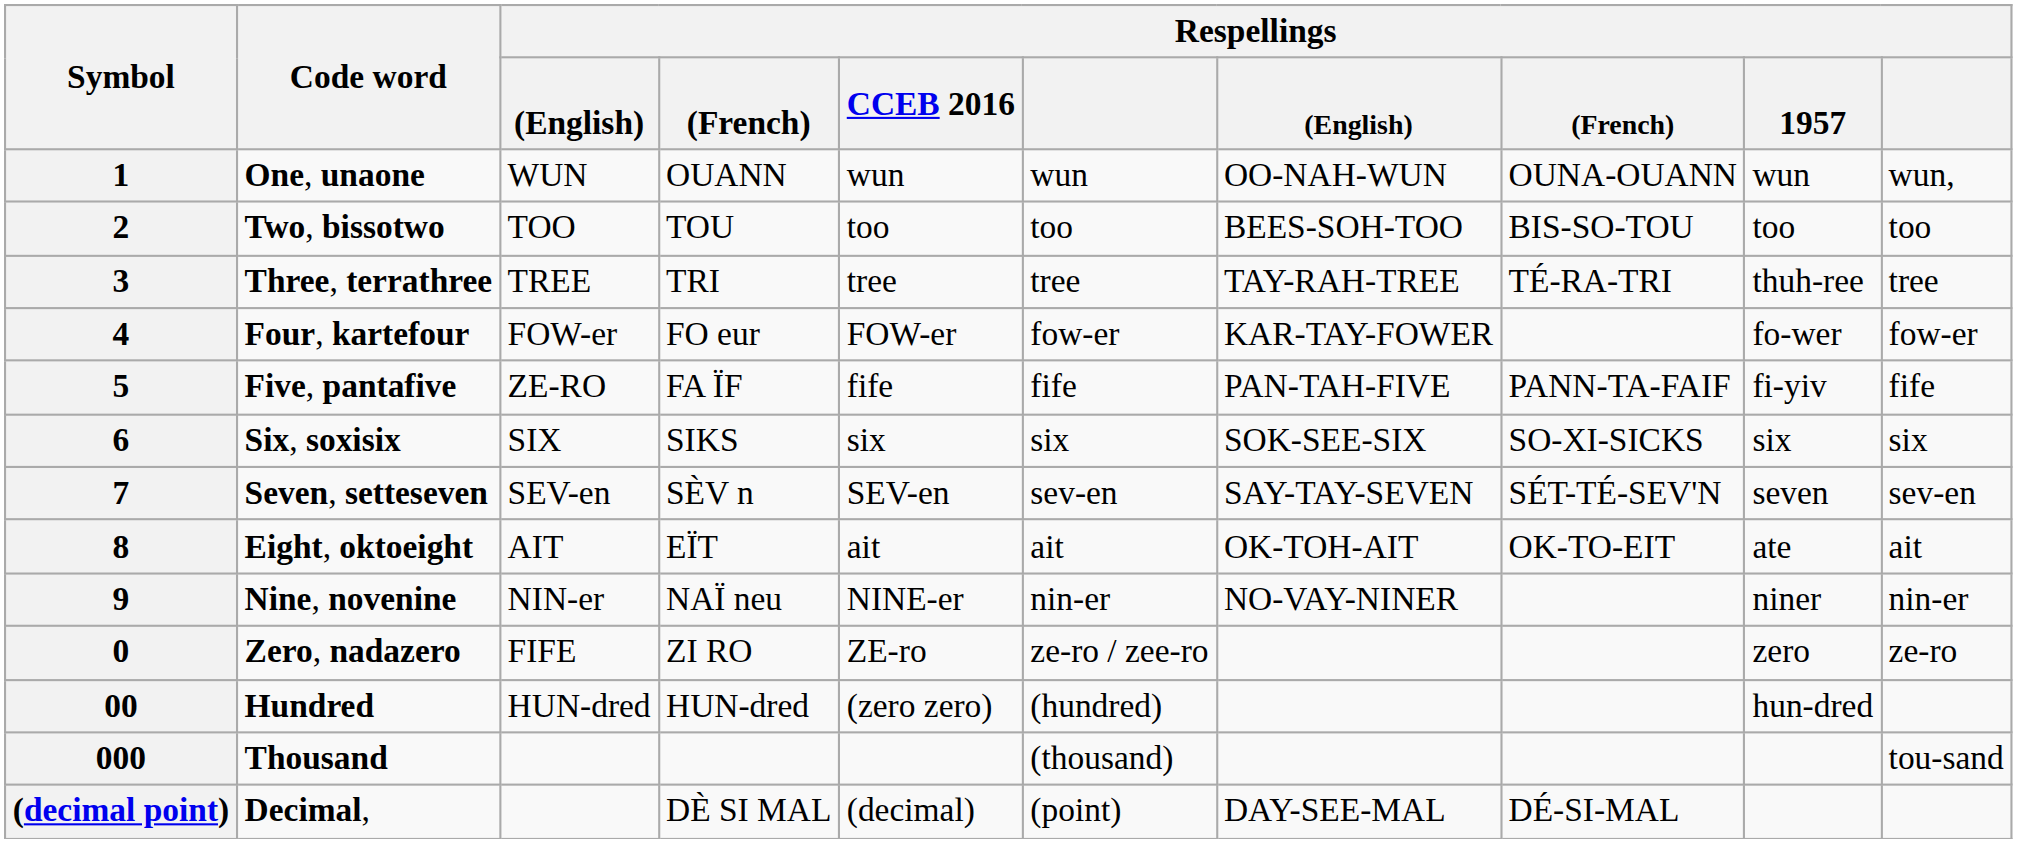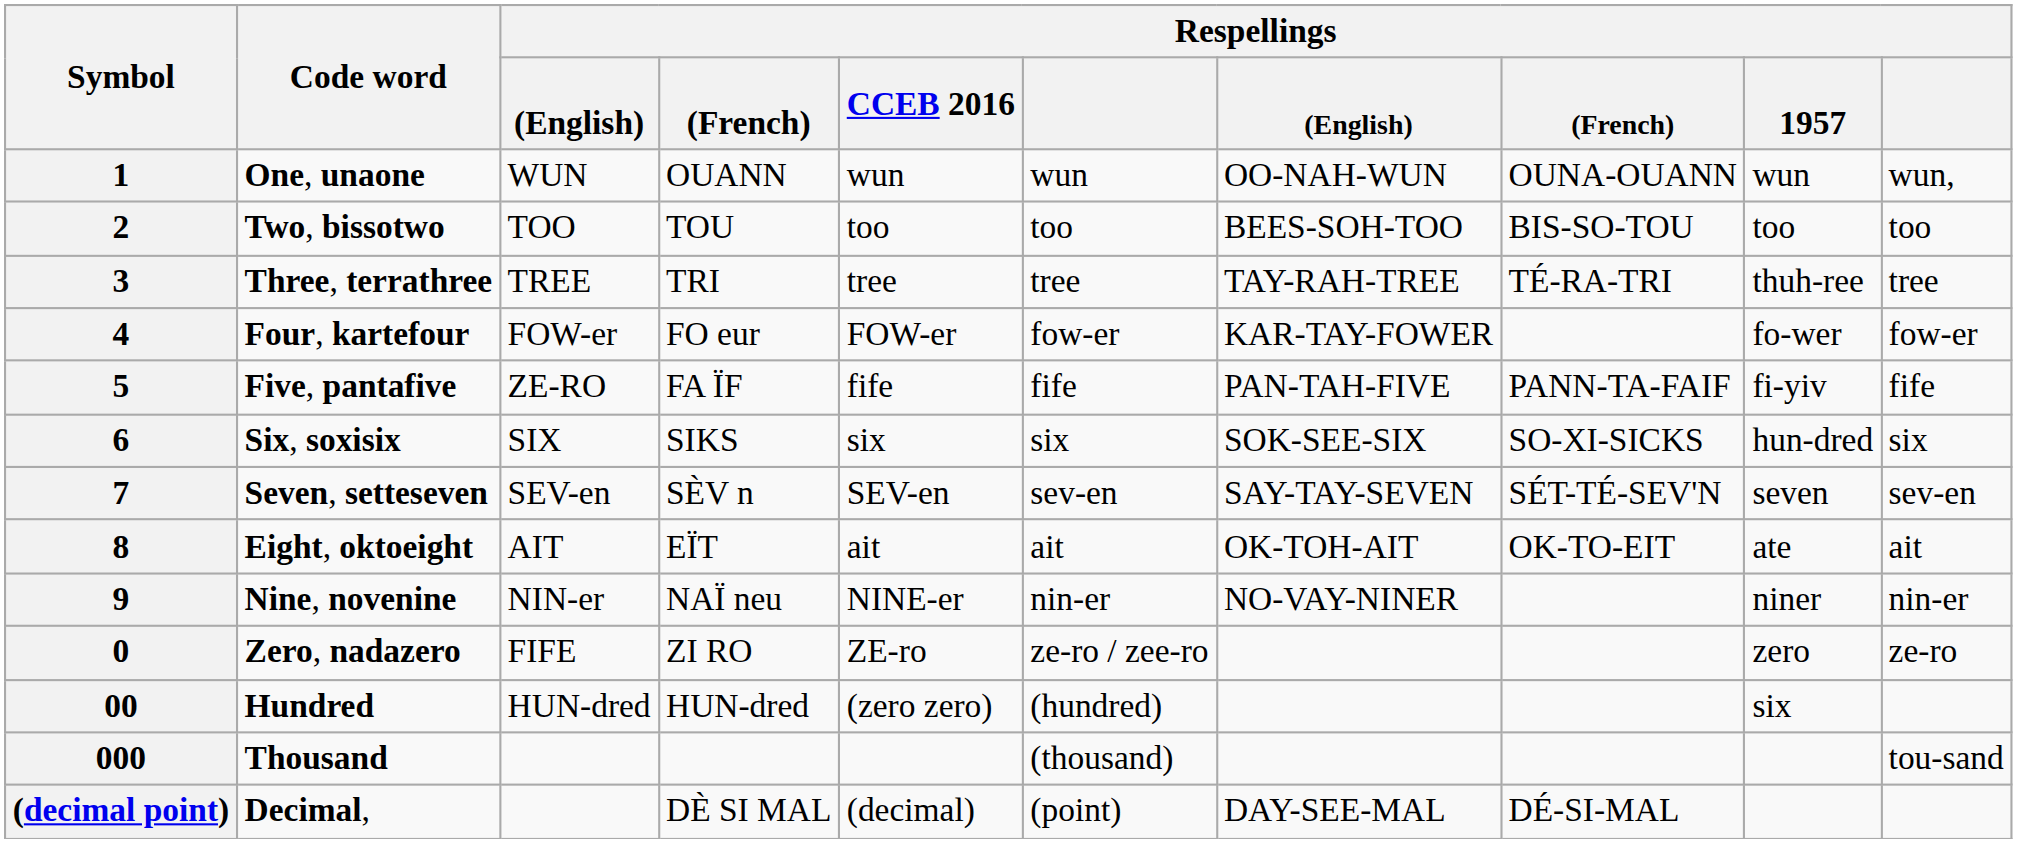(1772, 439) six -> (1813, 439) hun-dred
(1813, 705) hun-dred -> (1772, 705) six
